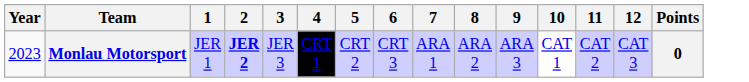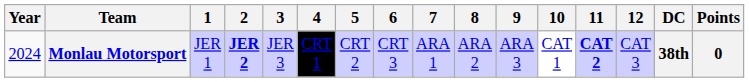+ column: (674, 17)
(25, 53) 2023 -> (25, 53) 2024
(595, 53) normal -> (596, 53) bold
